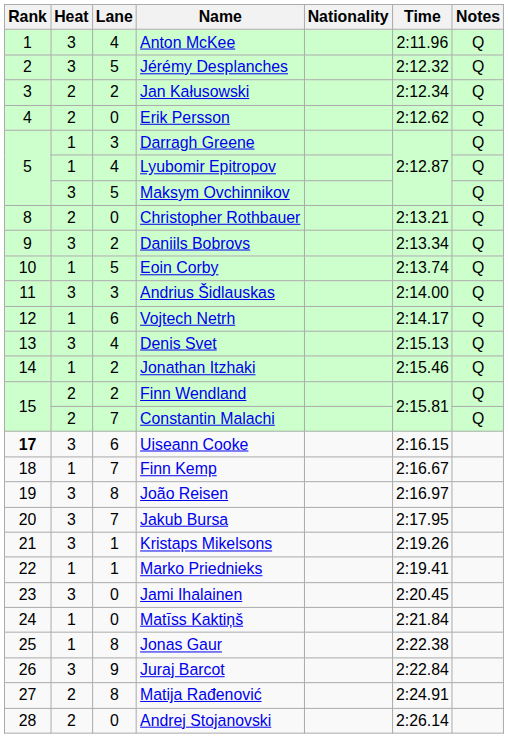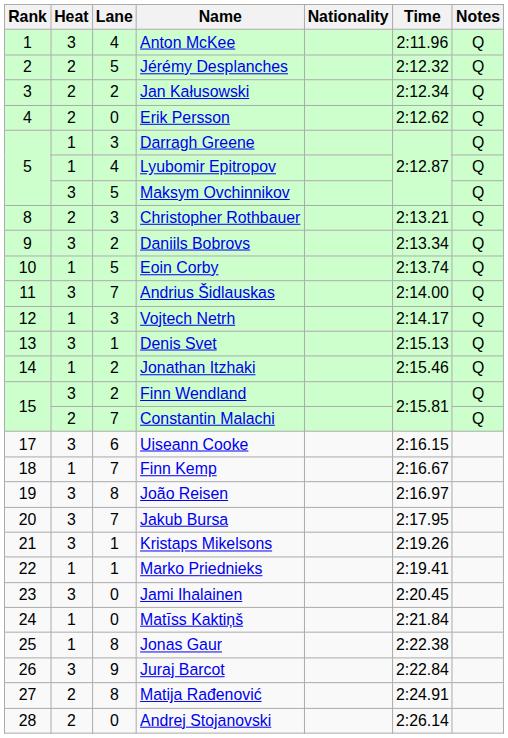(71, 67) 3 -> (71, 67) 2
(114, 218) 0 -> (114, 218) 3
(114, 293) 3 -> (114, 293) 7
(114, 318) 6 -> (114, 318) 3
(114, 343) 4 -> (114, 343) 1
(71, 393) 2 -> (71, 393) 3
(28, 444) bold -> (28, 444) normal
